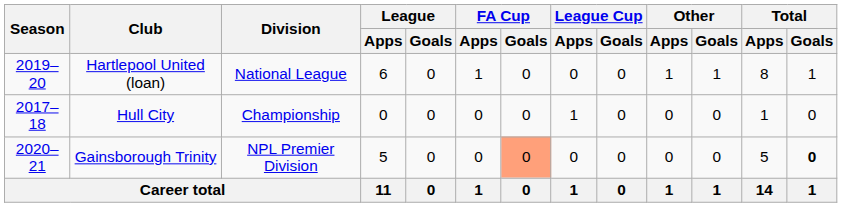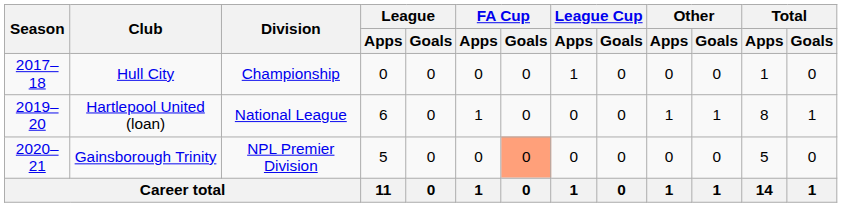rows swapped: (146, 115) <-> (146, 74)
(812, 157) bold -> (812, 157) normal
